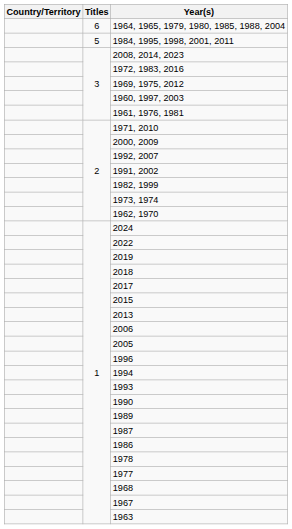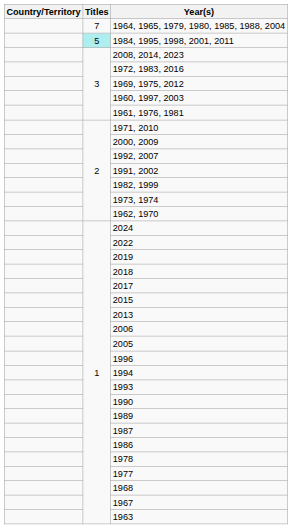(97, 26) 6 -> (97, 26) 7
(97, 41) no background -> (97, 41) paleturquoise background
